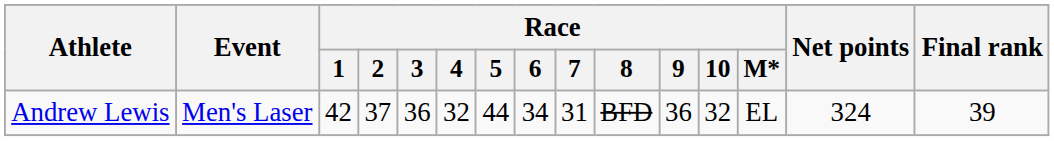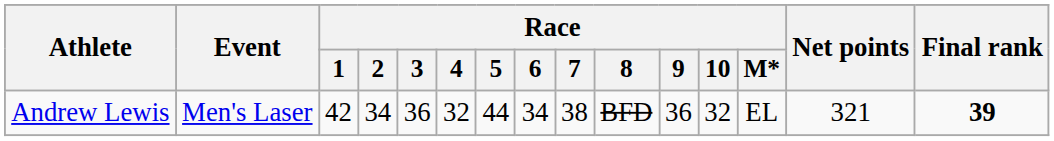(378, 112) 37 -> (378, 112) 34
(574, 112) 31 -> (574, 112) 38
(851, 112) 324 -> (851, 112) 321
(982, 112) normal -> (982, 112) bold
